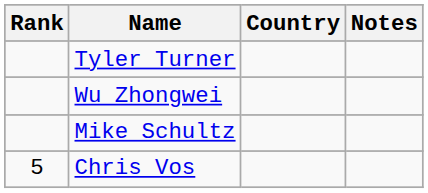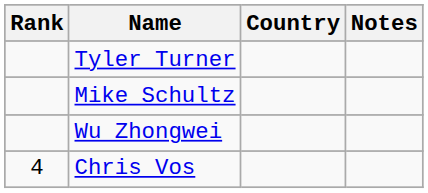rows swapped: (155, 132) <-> (148, 96)
(37, 169) 5 -> (37, 169) 4
